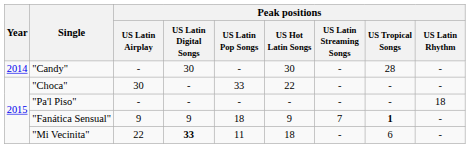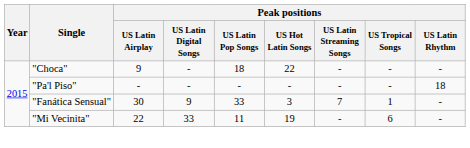- row: (50, 69)
(139, 85) 30 -> (139, 69) 9
(239, 85) 33 -> (239, 69) 18
(139, 118) 9 -> (139, 102) 30
(239, 118) 18 -> (239, 102) 33
(289, 118) 9 -> (289, 102) 3
(390, 118) bold -> (390, 102) normal
(189, 135) bold -> (189, 118) normal
(289, 135) 18 -> (289, 118) 19
